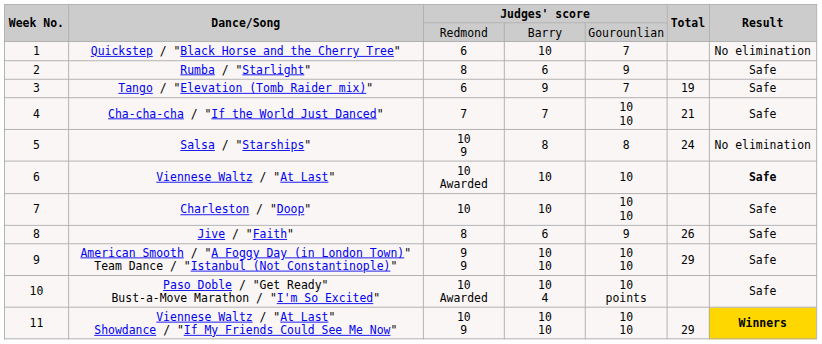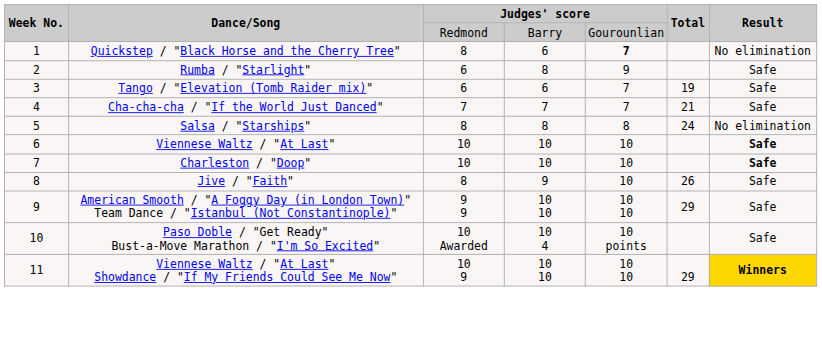(464, 51) 6 -> (464, 51) 8
(545, 51) 10 -> (545, 51) 6
(626, 51) normal -> (626, 51) bold
(464, 70) 8 -> (464, 70) 6
(545, 70) 6 -> (545, 70) 8
(545, 88) 9 -> (545, 88) 6
(626, 114) 10 10 -> (626, 107) 7
(464, 145) 10 9 -> (464, 126) 8
(464, 177) 10 Awarded -> (464, 144) 10
(626, 209) 10 10 -> (626, 163) 10
(763, 209) normal -> (763, 163) bold
(545, 234) 6 -> (545, 182) 9
(626, 234) 9 -> (626, 182) 10
